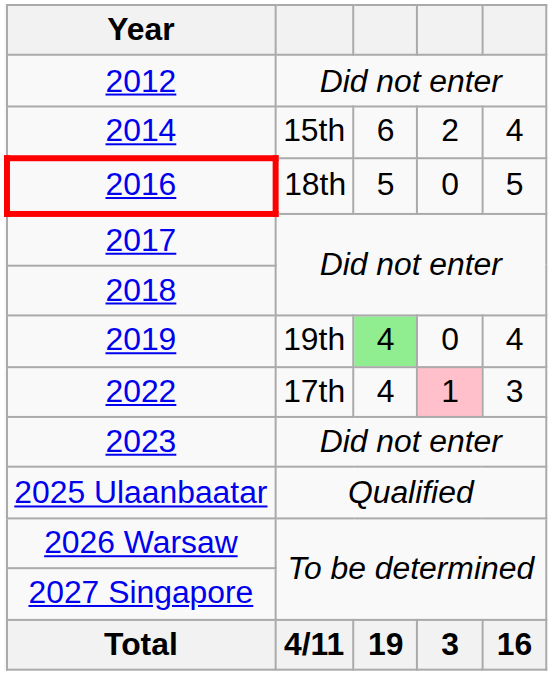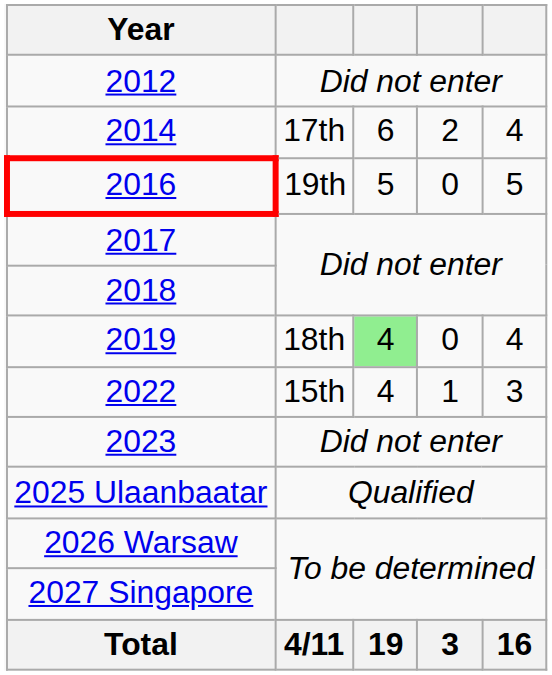(314, 131) 15th -> (314, 131) 17th
(315, 185) 18th -> (315, 185) 19th
(314, 340) 19th -> (314, 340) 18th
(314, 391) 17th -> (314, 391) 15th
(450, 391) pink background -> (450, 391) no background
